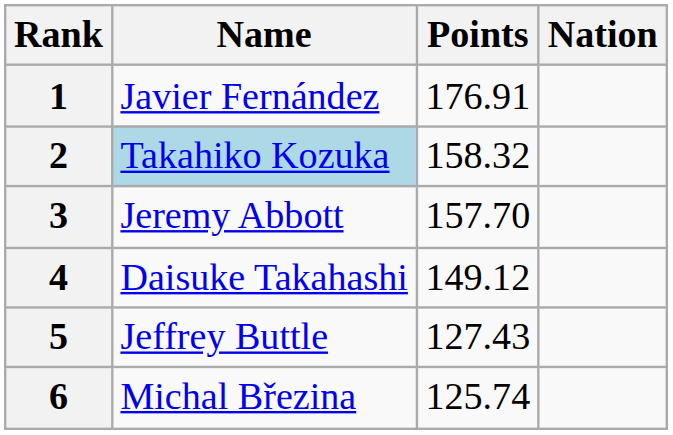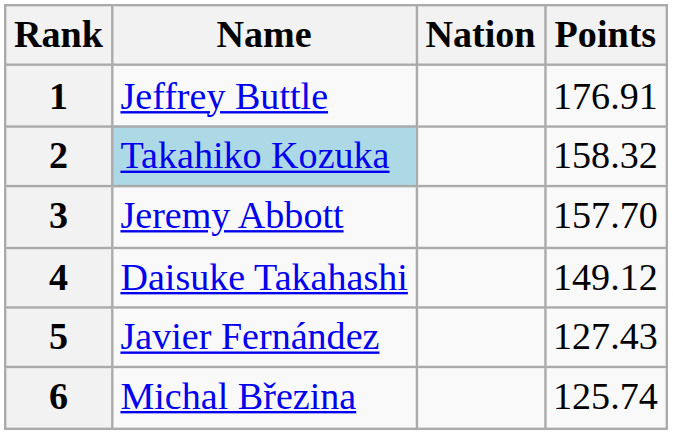columns swapped: (603, 34) <-> (478, 34)
(250, 95) Javier Fernández -> (224, 95) Jeffrey Buttle
(224, 336) Jeffrey Buttle -> (250, 336) Javier Fernández
